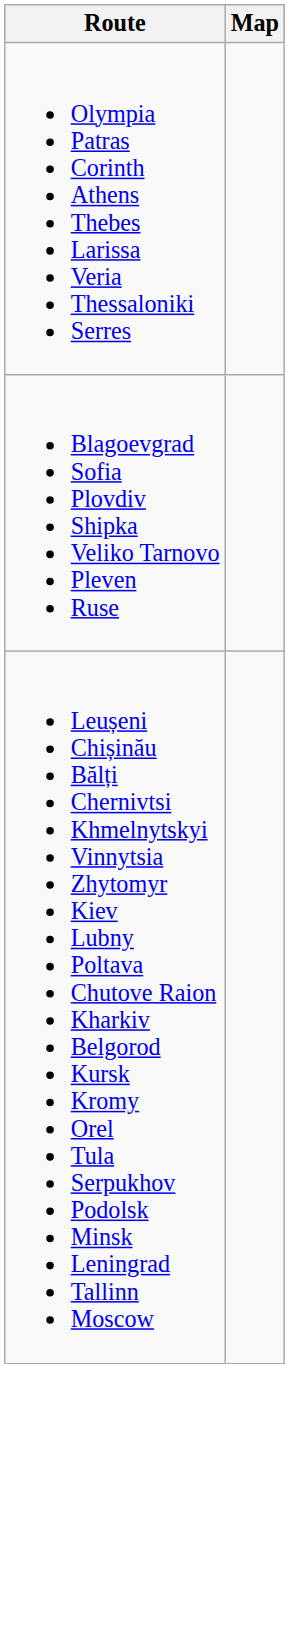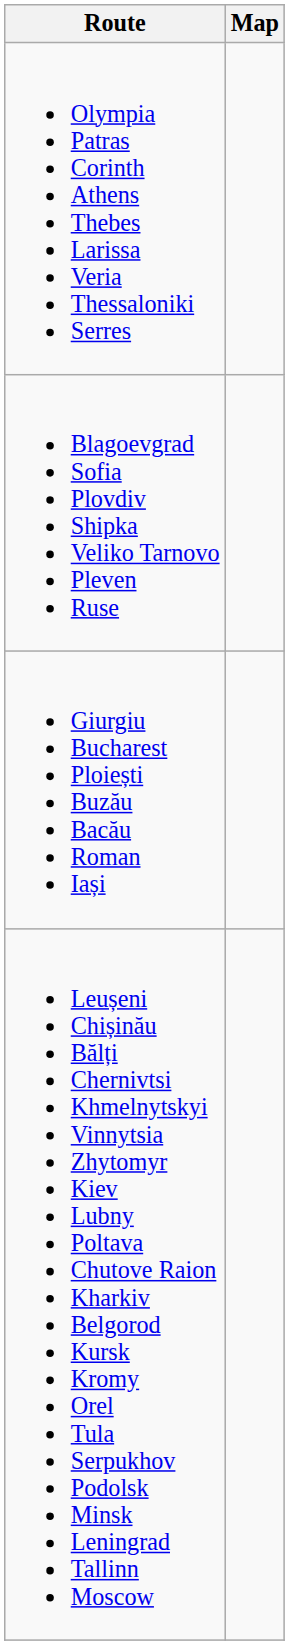+ row: (115, 803)
